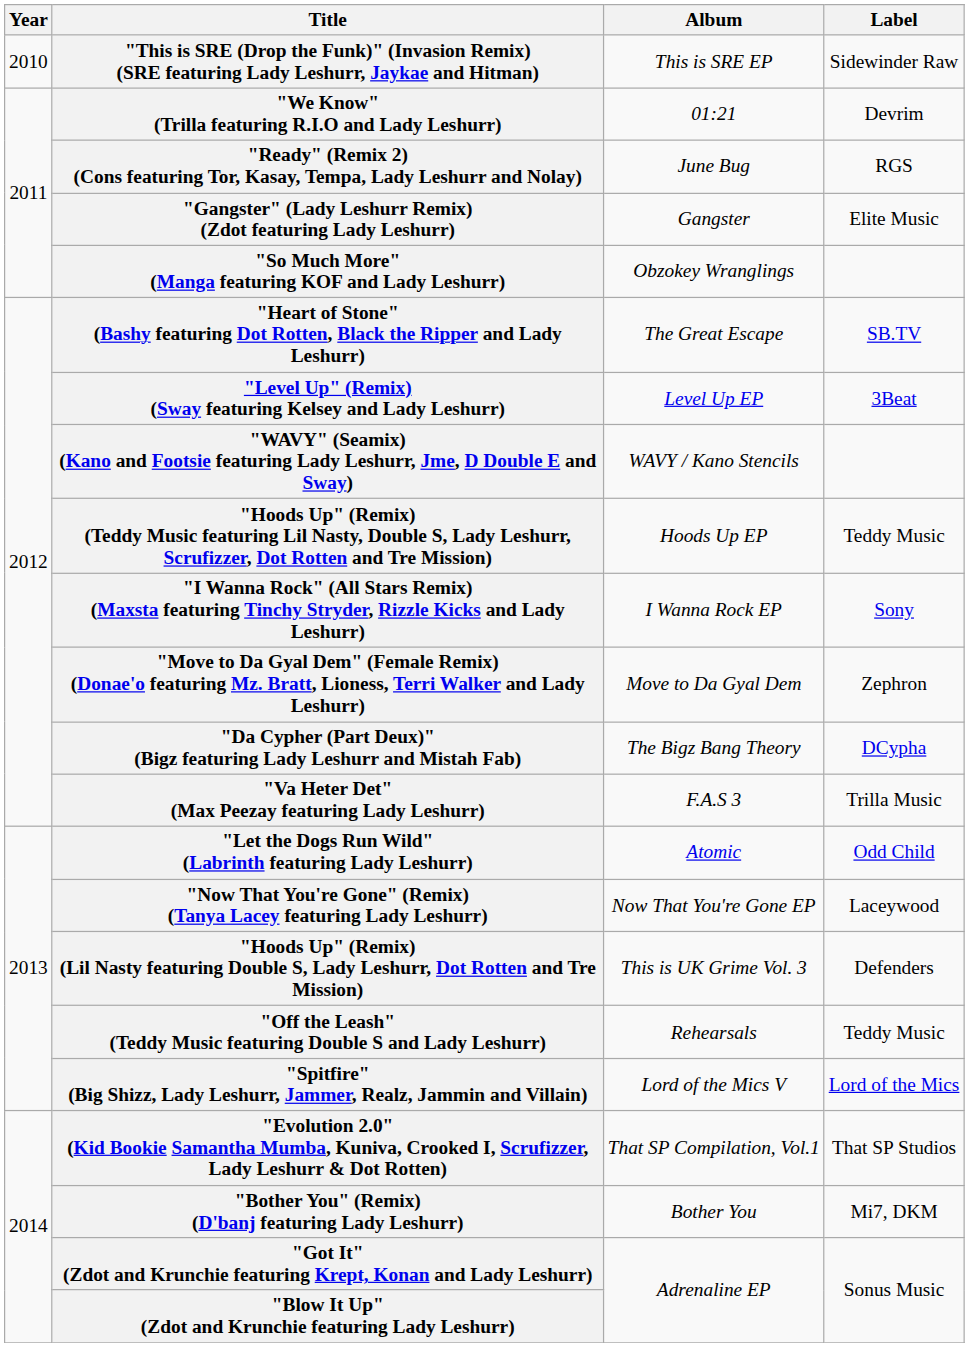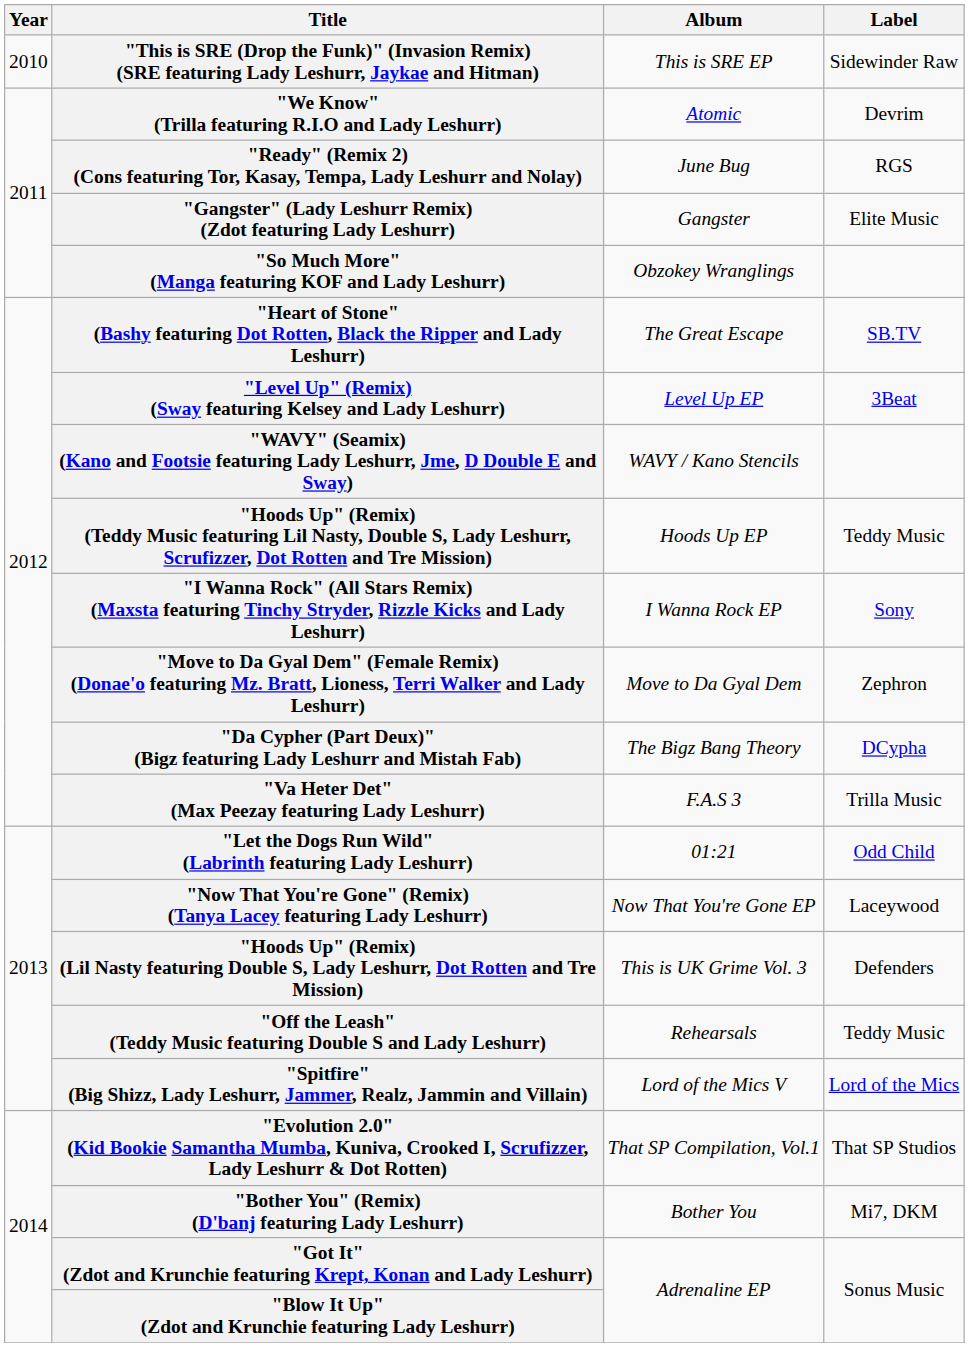(714, 113) 01:21 -> (714, 113) Atomic
(714, 852) Atomic -> (714, 852) 01:21
